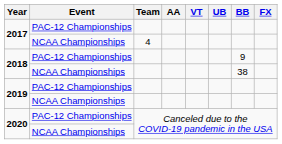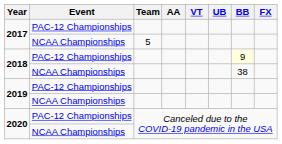(148, 42) 4 -> (148, 42) 5
(243, 57) no background -> (243, 57) lightyellow background
